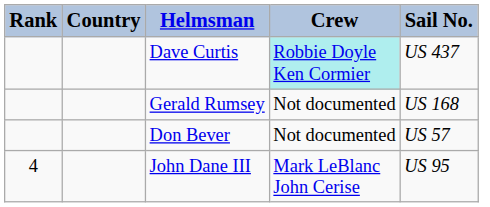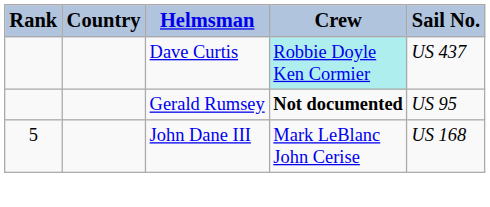(334, 104) normal -> (338, 104) bold
(432, 104) US 168 -> (434, 104) US 95
- row: (190, 134)
(33, 165) 4 -> (33, 134) 5
(427, 165) US 95 -> (439, 134) US 168
